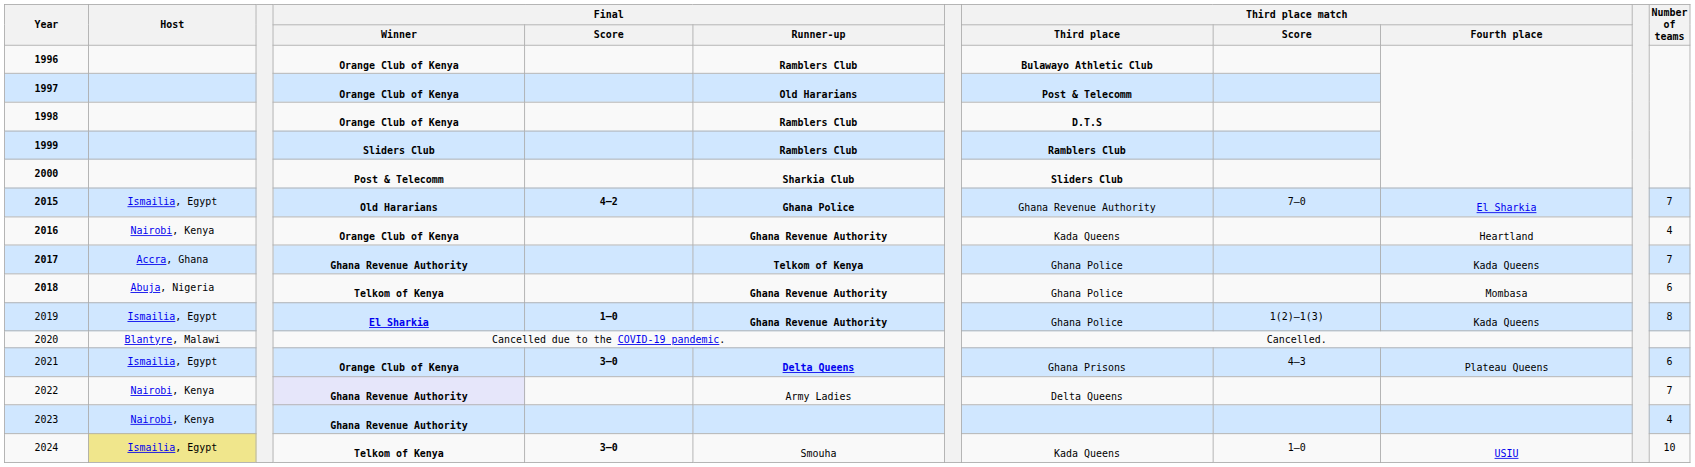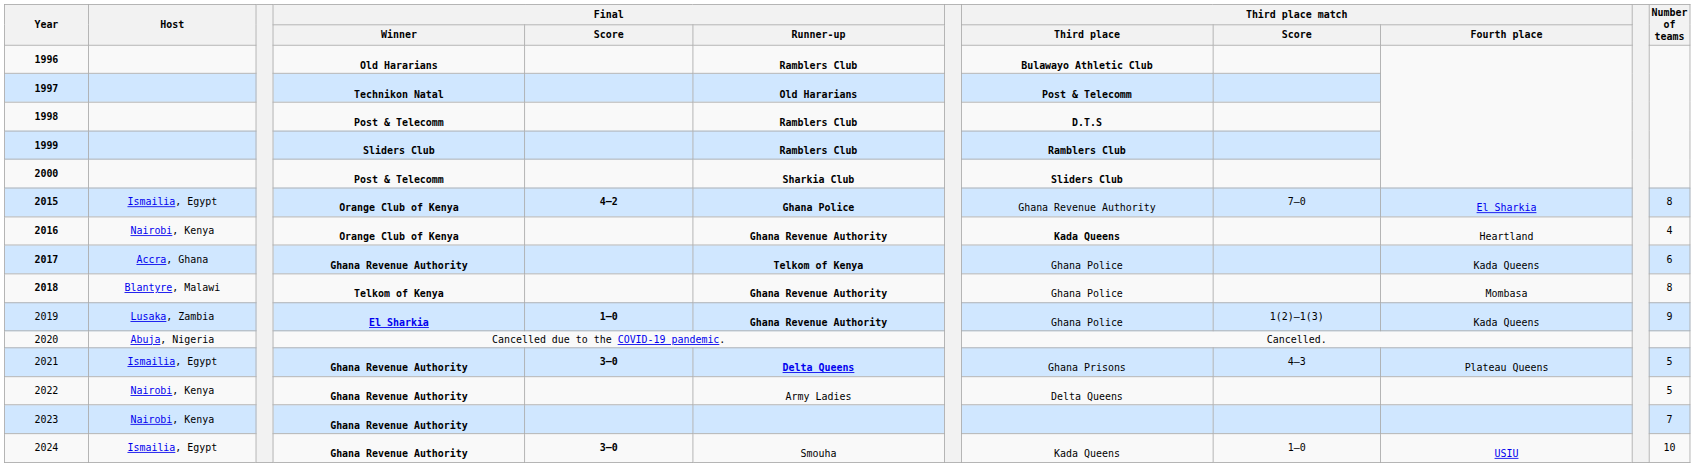(399, 65) Orange Club of Kenya -> (399, 65) Old Hararians
(399, 93) Orange Club of Kenya -> (399, 93) Technikon Natal
(399, 122) Orange Club of Kenya -> (399, 122) Post & Telecomm
(399, 208) Old Hararians -> (399, 208) Orange Club of Kenya
(1670, 202) 7 -> (1670, 202) 8
(1087, 237) normal -> (1087, 237) bold
(1670, 259) 7 -> (1670, 259) 6
(172, 288) Abuja, Nigeria -> (172, 288) Blantyre, Malawi
(1670, 288) 6 -> (1670, 288) 8
(172, 316) Ismailia, Egypt -> (172, 316) Lusaka, Zambia
(1670, 316) 8 -> (1670, 316) 9
(172, 339) Blantyre, Malawi -> (172, 339) Abuja, Nigeria
(399, 368) Orange Club of Kenya -> (399, 368) Ghana Revenue Authority
(1670, 362) 6 -> (1670, 362) 5
(399, 396) lavender background -> (399, 396) no background
(1670, 390) 7 -> (1670, 390) 5
(1670, 419) 4 -> (1670, 419) 7
(172, 448) khaki background -> (172, 448) no background
(399, 453) Telkom of Kenya -> (399, 453) Ghana Revenue Authority
